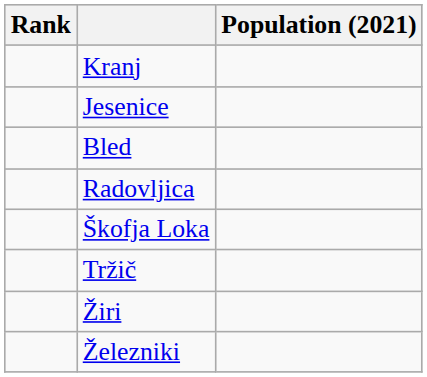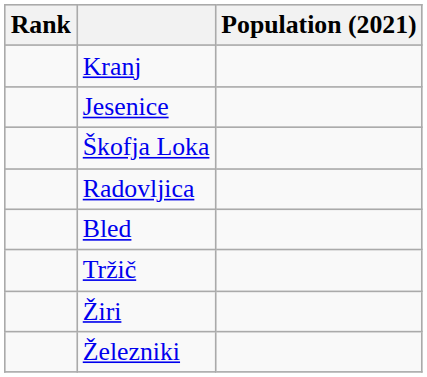rows swapped: (146, 229) <-> (107, 147)
